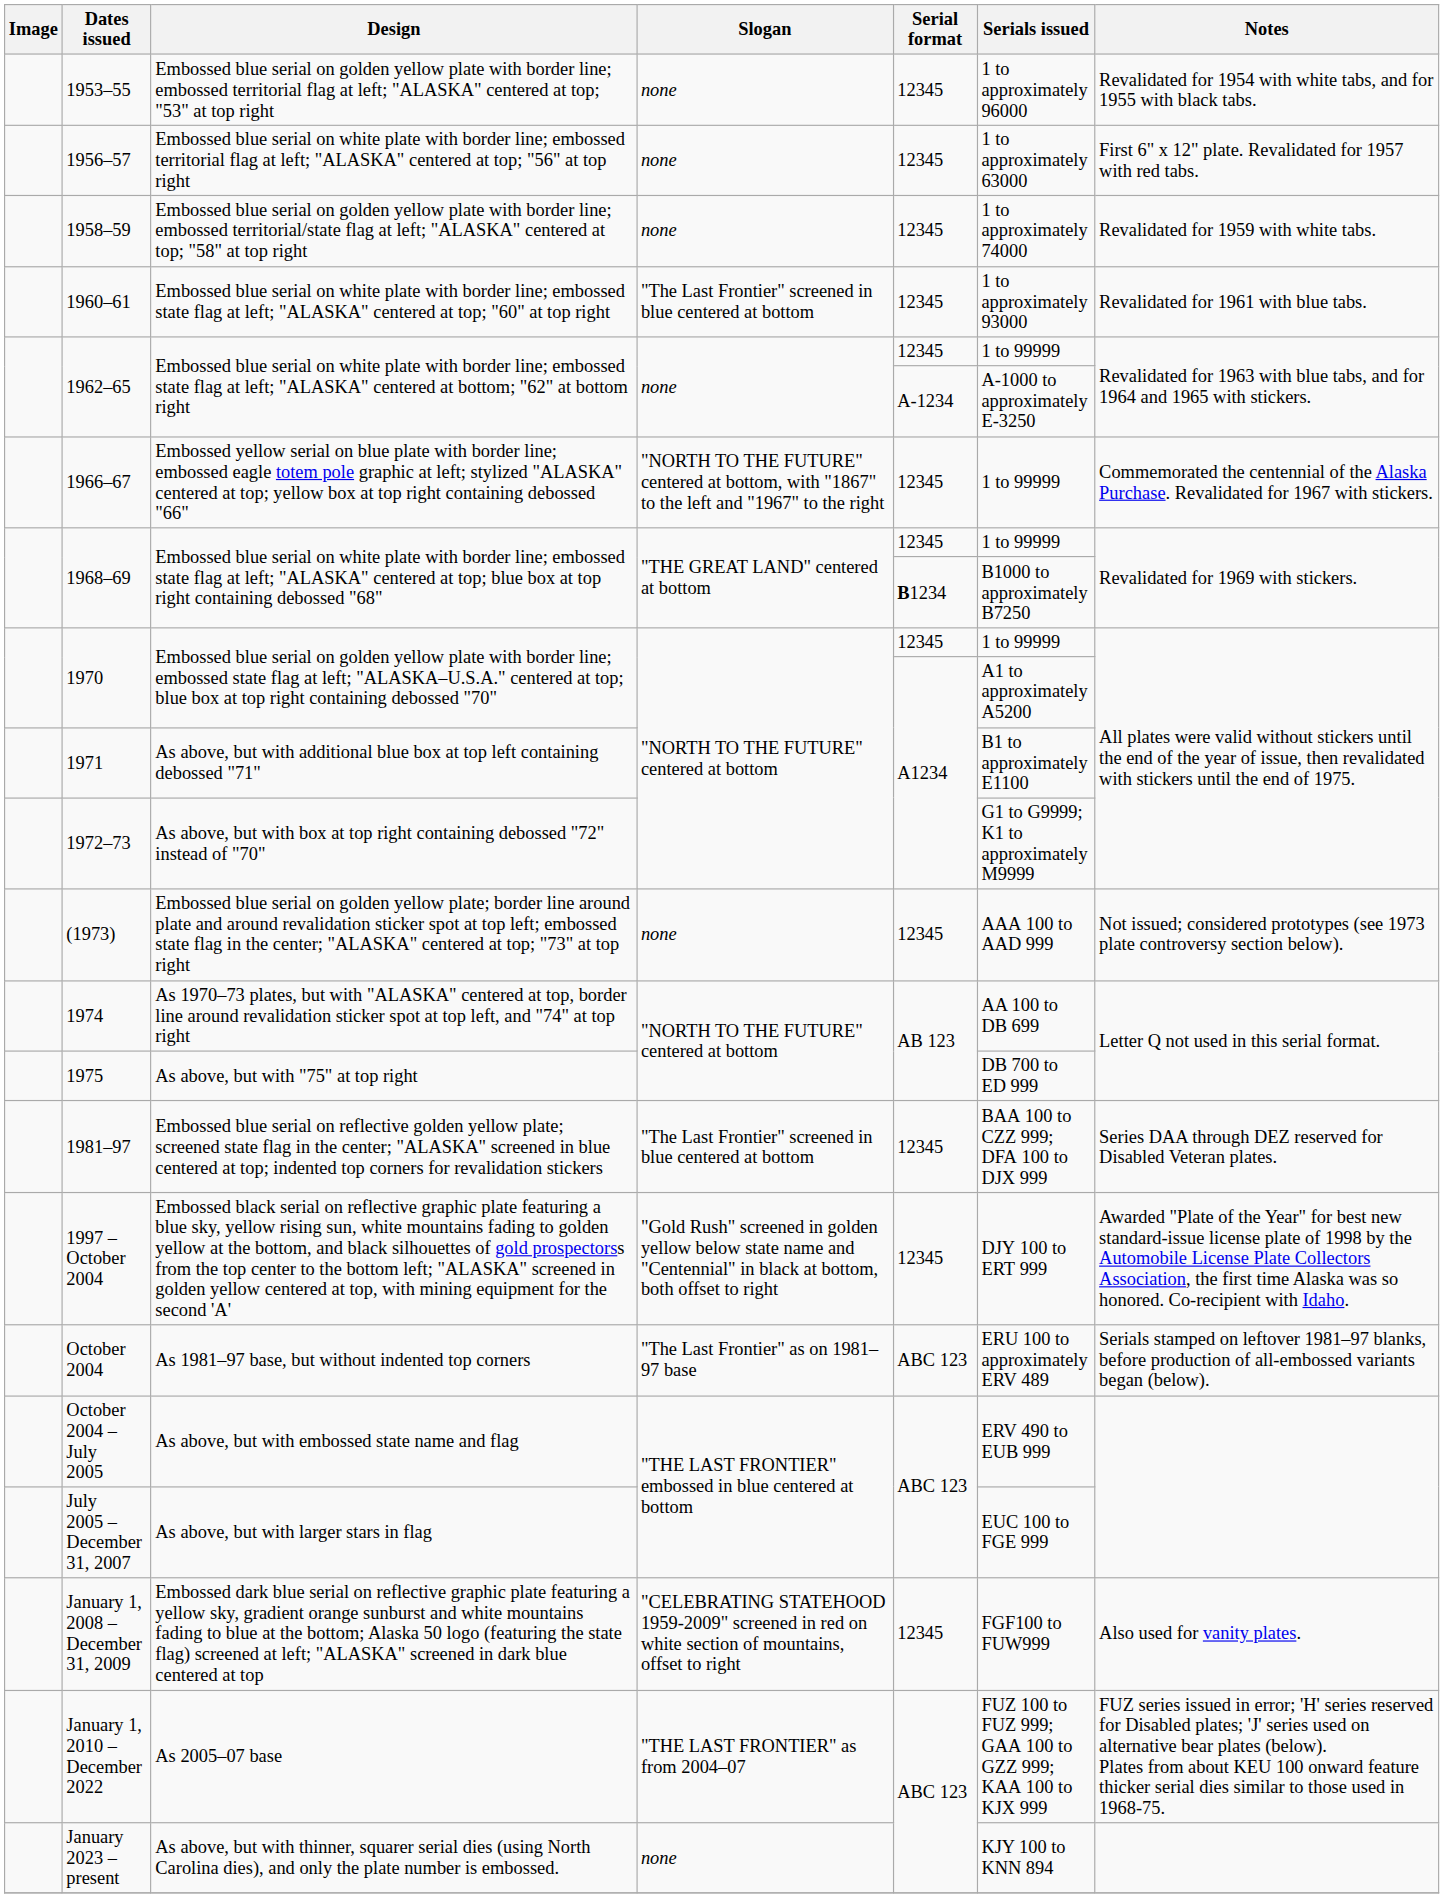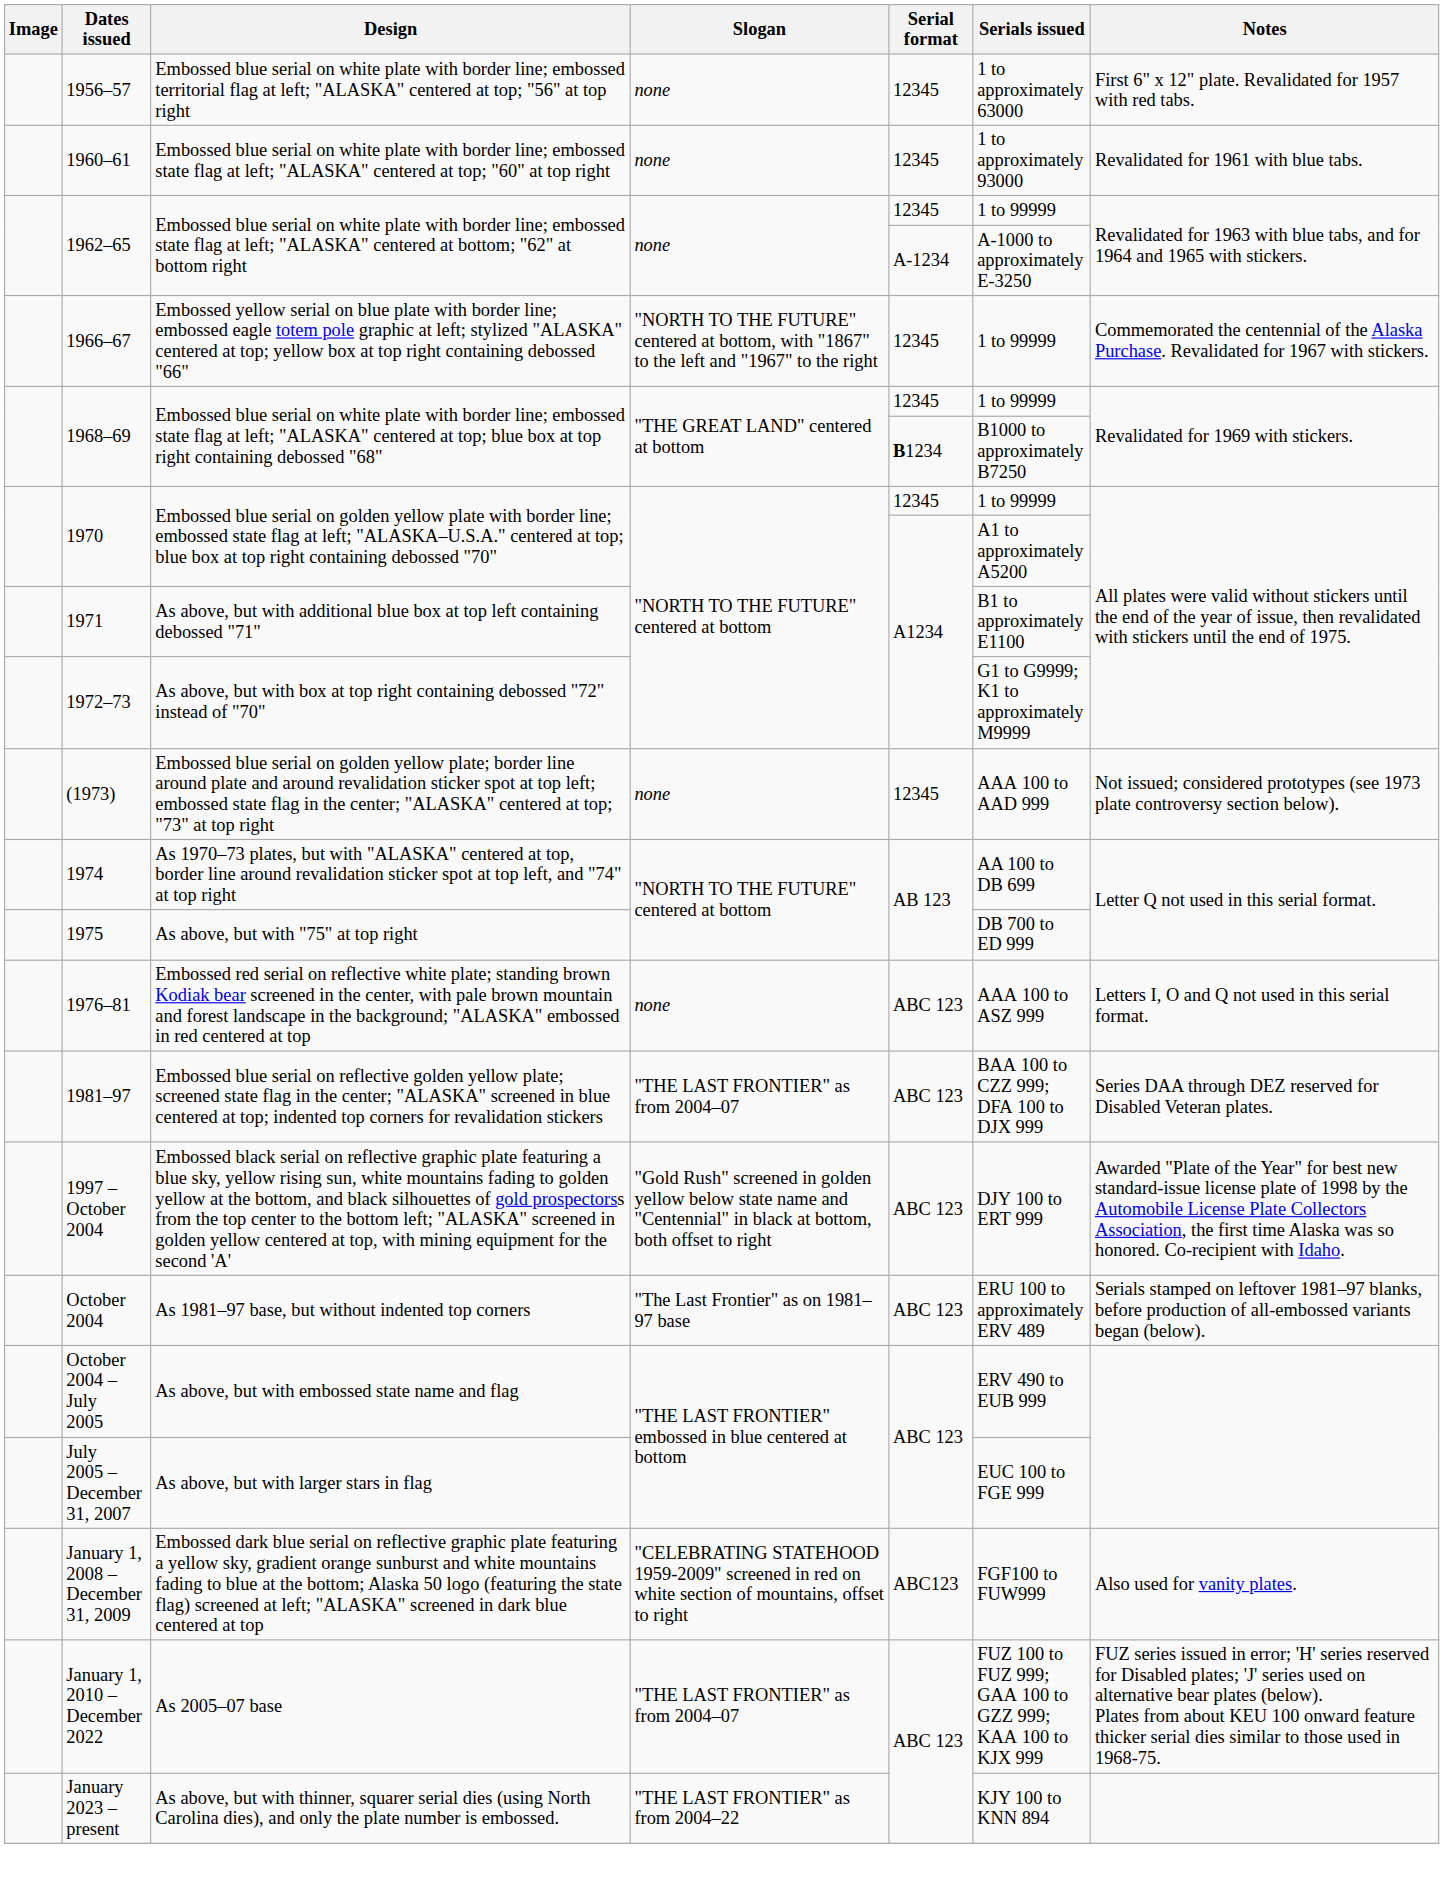- row: (99, 89)
- row: (99, 230)
(757, 301) "The Last Frontier" screened in blue centered at bottom -> (652, 160) none
+ row: (99, 1005)
(757, 1146) "The Last Frontier" screened in blue centered at bottom -> (742, 1096) "THE LAST FRONTIER" as from 2004–07
(920, 1146) 12345 -> (928, 1096) ABC 123
(920, 1258) 12345 -> (928, 1208) ABC 123
(920, 1633) 12345 -> (926, 1584) ABC123
(659, 1857) none -> (742, 1808) "THE LAST FRONTIER" as from 2004–22
